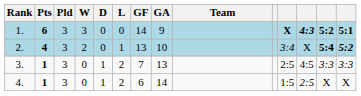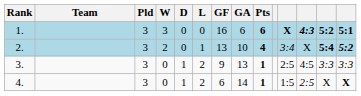columns swapped: (222, 13) <-> (45, 13)
(141, 30) 14 -> (222, 30) 16
(162, 30) 9 -> (242, 30) 6
(141, 64) 7 -> (222, 64) 9
(346, 82) normal -> (346, 82) bold
